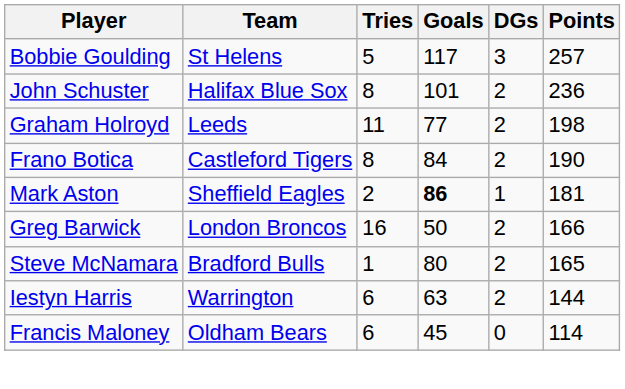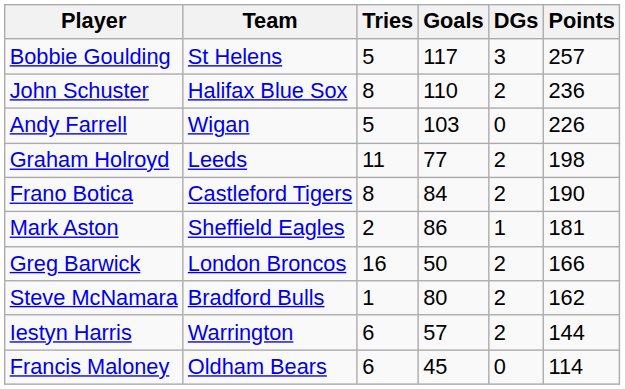(441, 90) 101 -> (441, 90) 110
+ row: (68, 125)
(435, 194) bold -> (435, 228) normal
(567, 263) 165 -> (567, 297) 162
(435, 297) 63 -> (435, 332) 57
